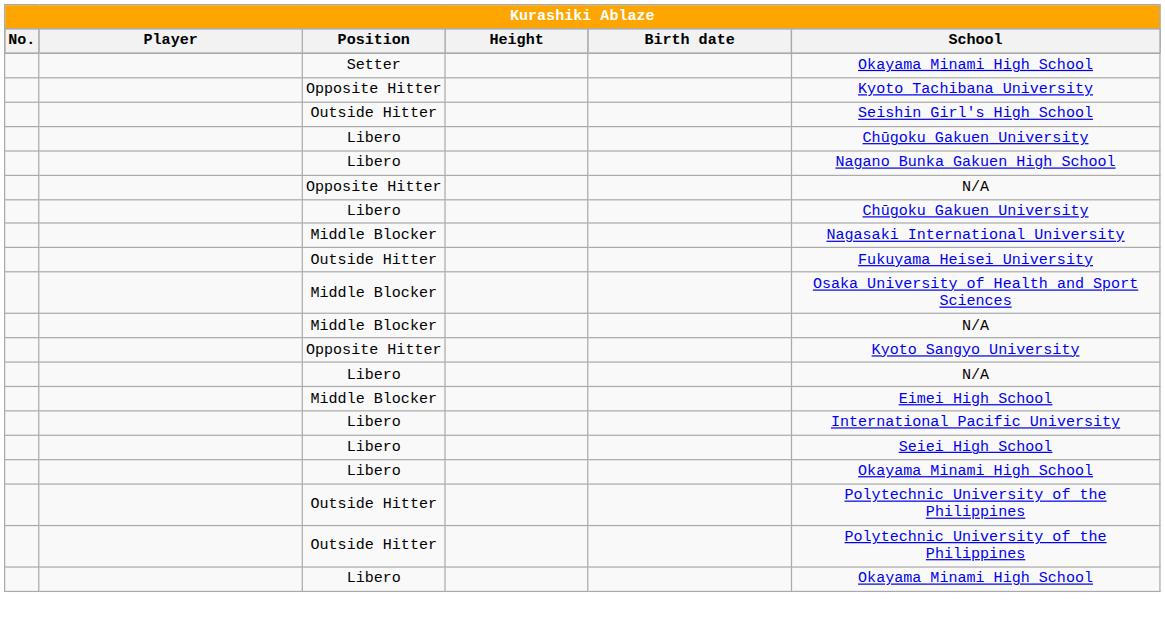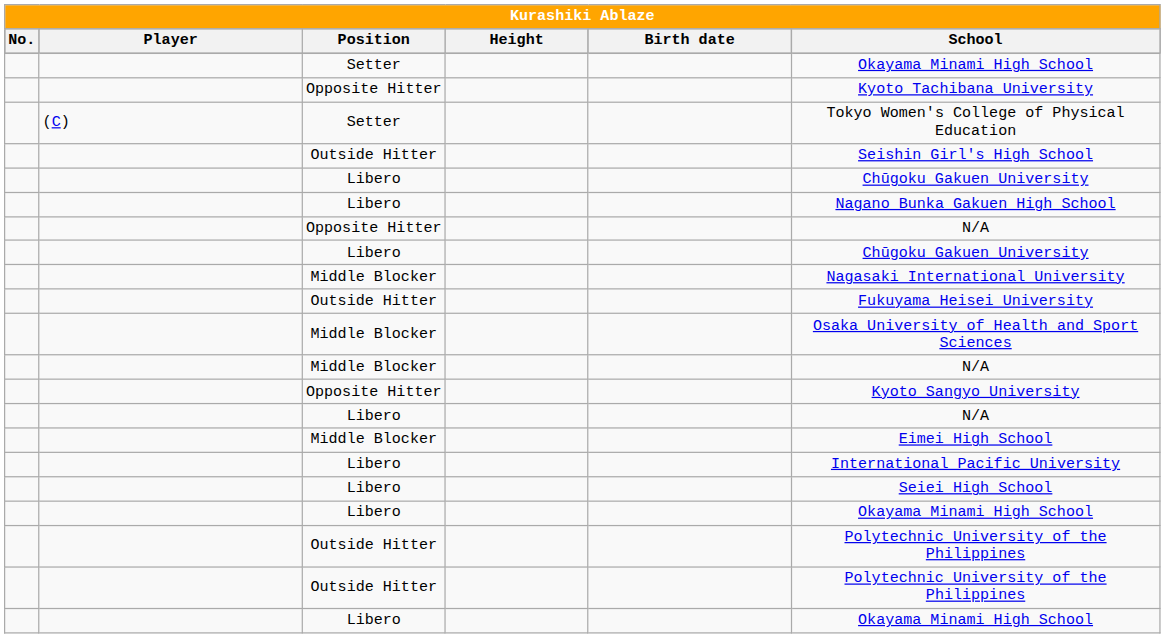+ row: (56, 123)
